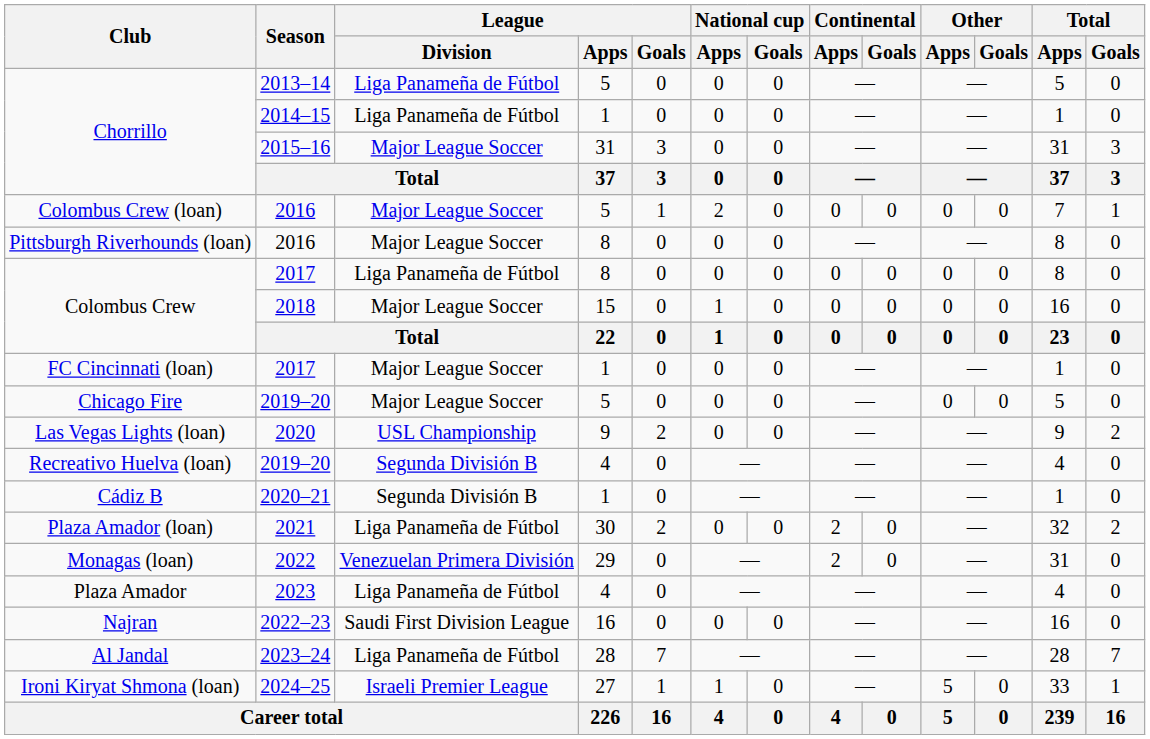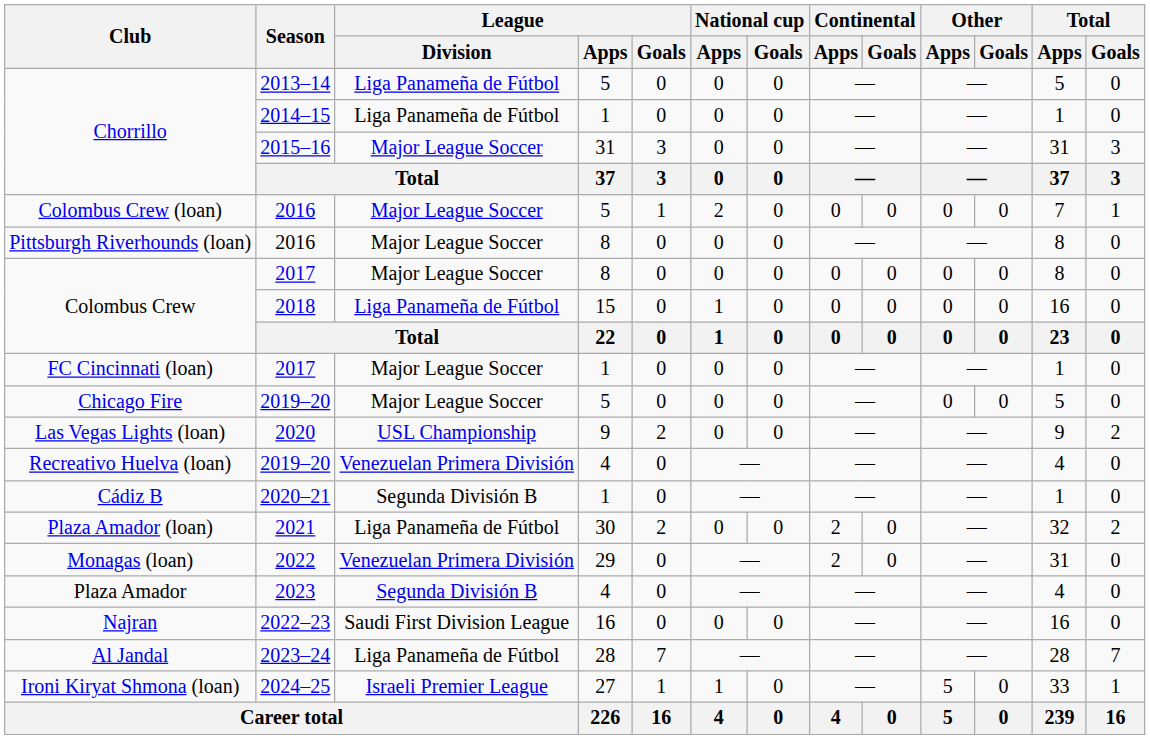(457, 274) Liga Panameña de Fútbol -> (457, 274) Major League Soccer
(457, 305) Major League Soccer -> (457, 305) Liga Panameña de Fútbol
(457, 464) Segunda División B -> (457, 464) Venezuelan Primera División
(457, 591) Liga Panameña de Fútbol -> (457, 591) Segunda División B
